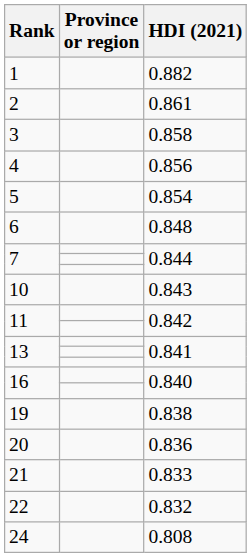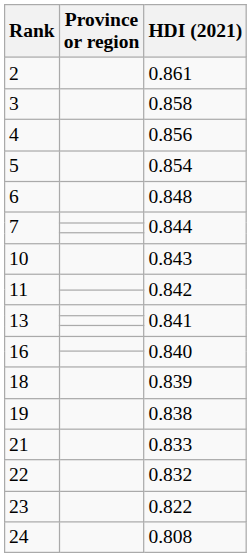- row: (14, 72)
+ row: (19, 382)
- row: (19, 444)
+ row: (19, 506)
